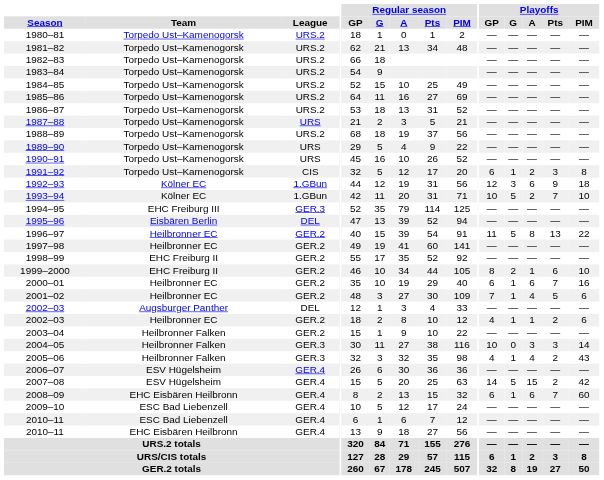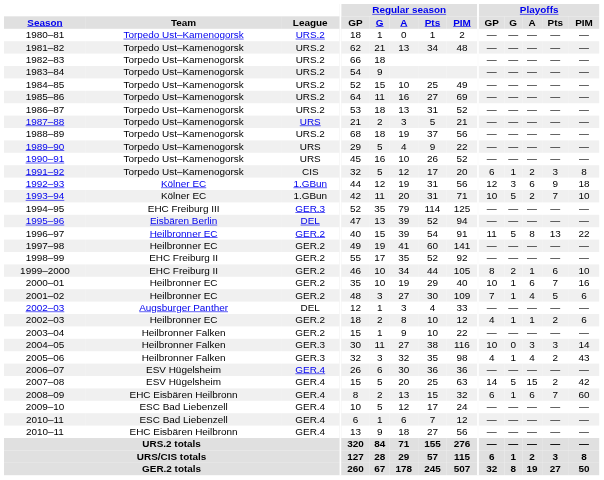(492, 283) 6 -> (492, 283) 10
